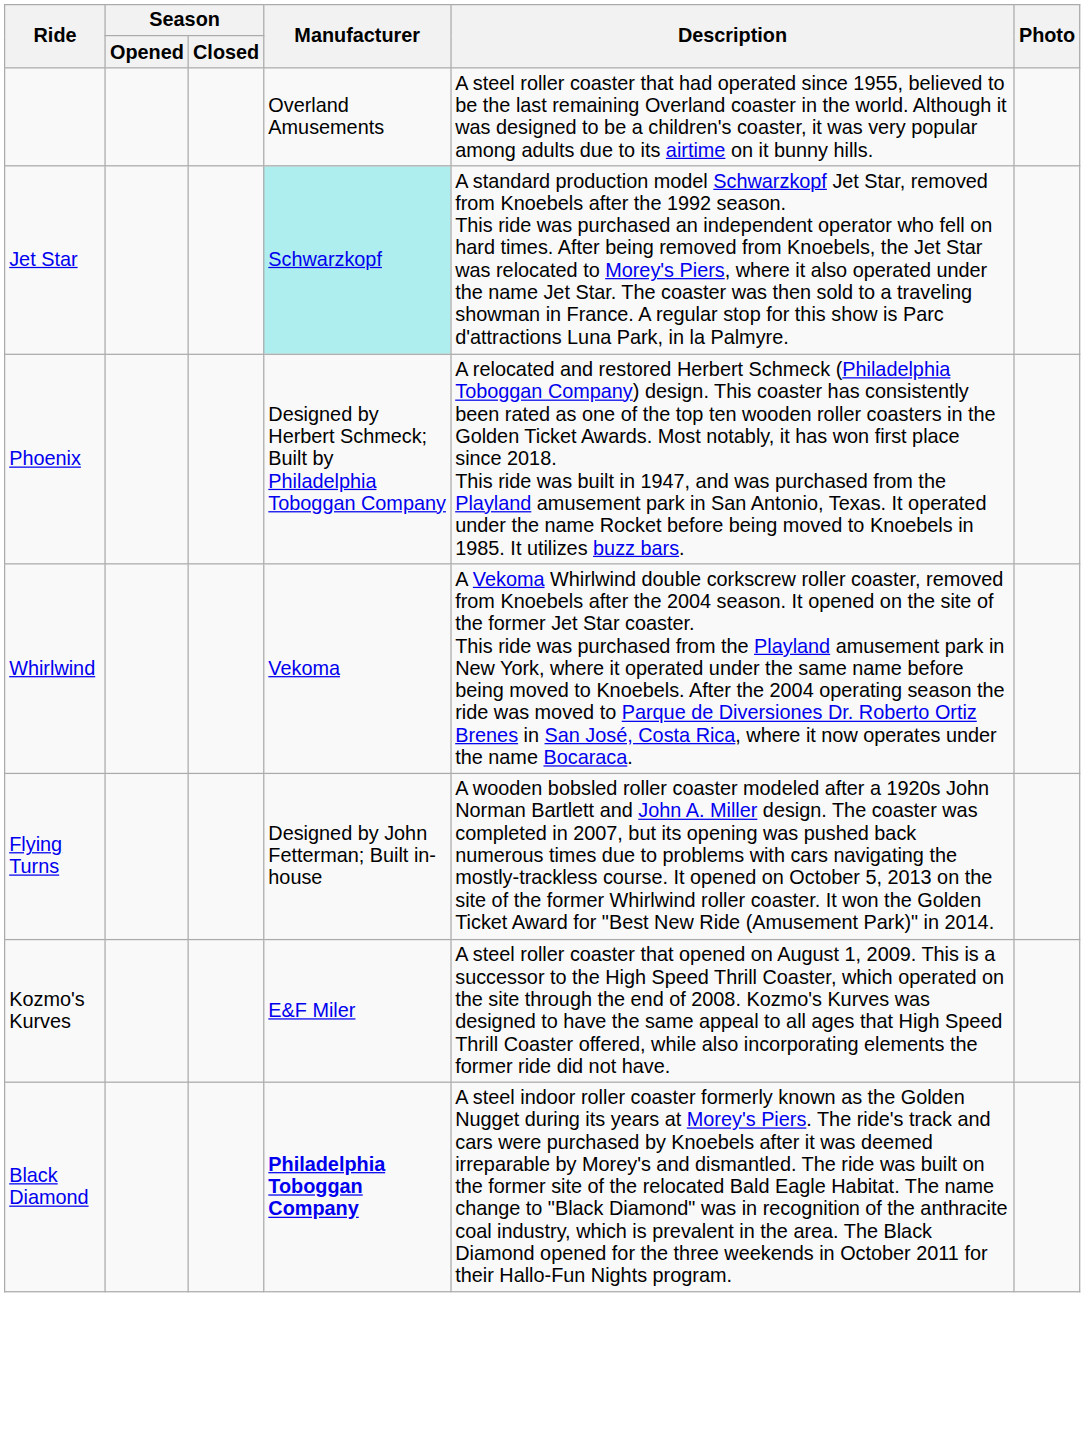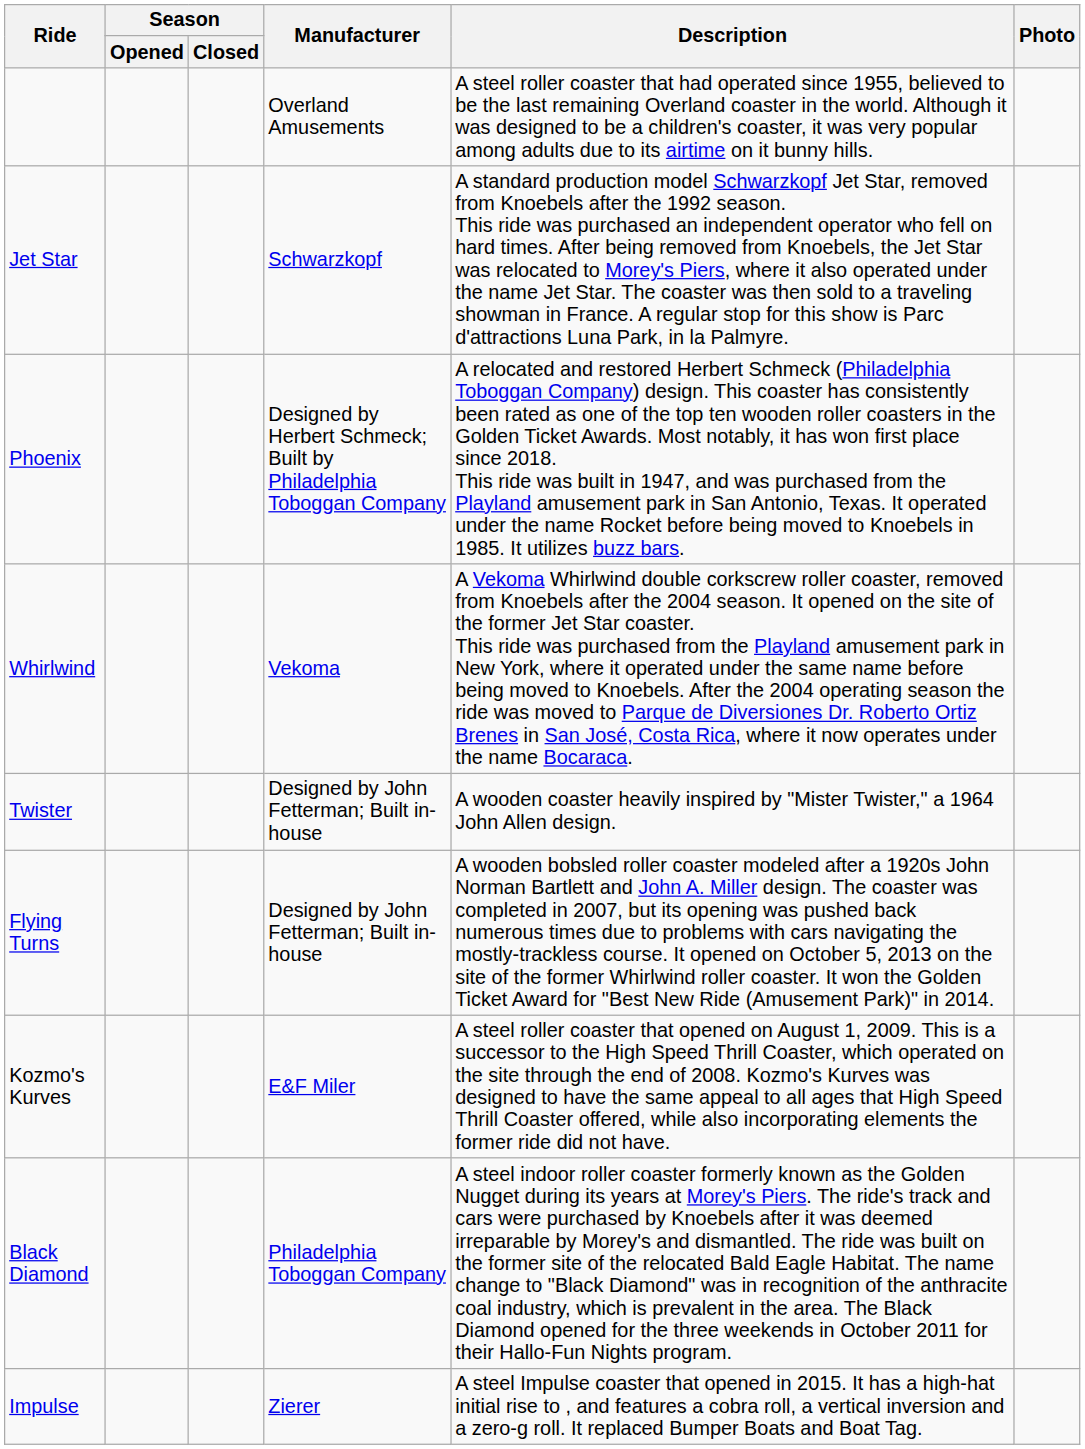(325, 259) paleturquoise background -> (325, 259) no background
+ row: (41, 811)
(327, 1187) bold -> (357, 1263) normal
+ row: (44, 1406)
